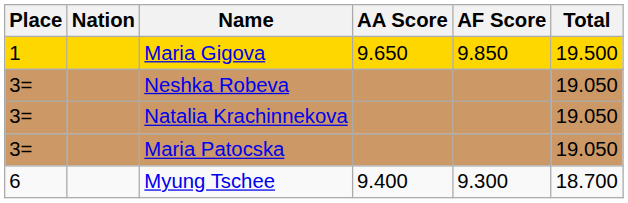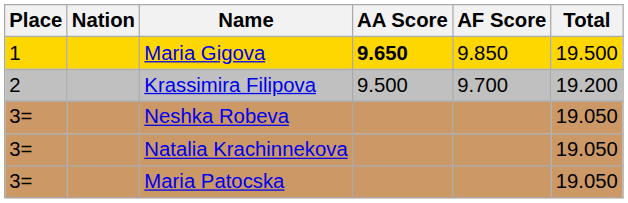(382, 52) normal -> (382, 52) bold
+ row: (230, 85)
- row: (210, 181)
